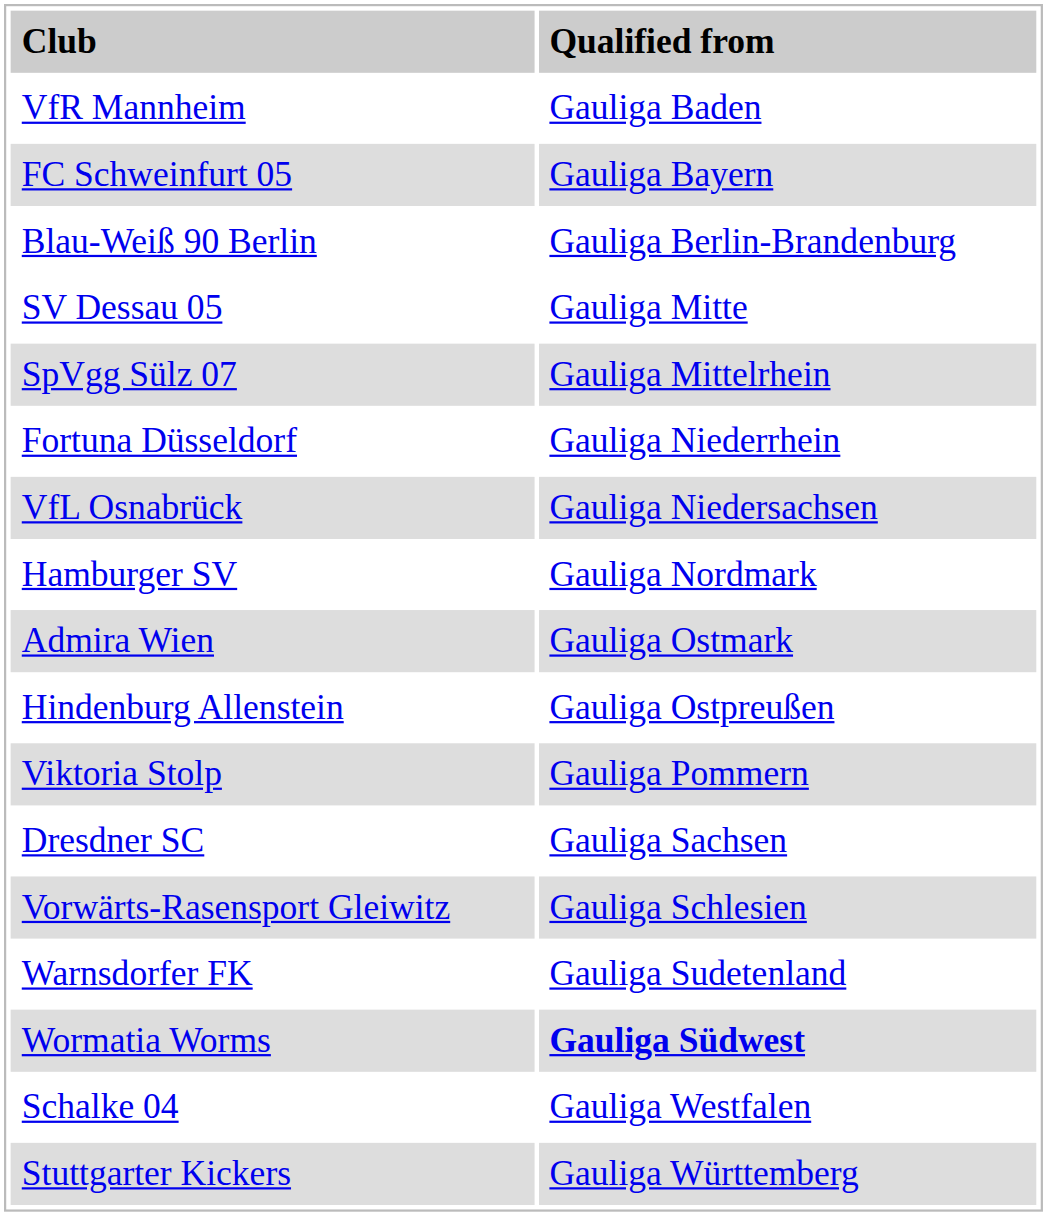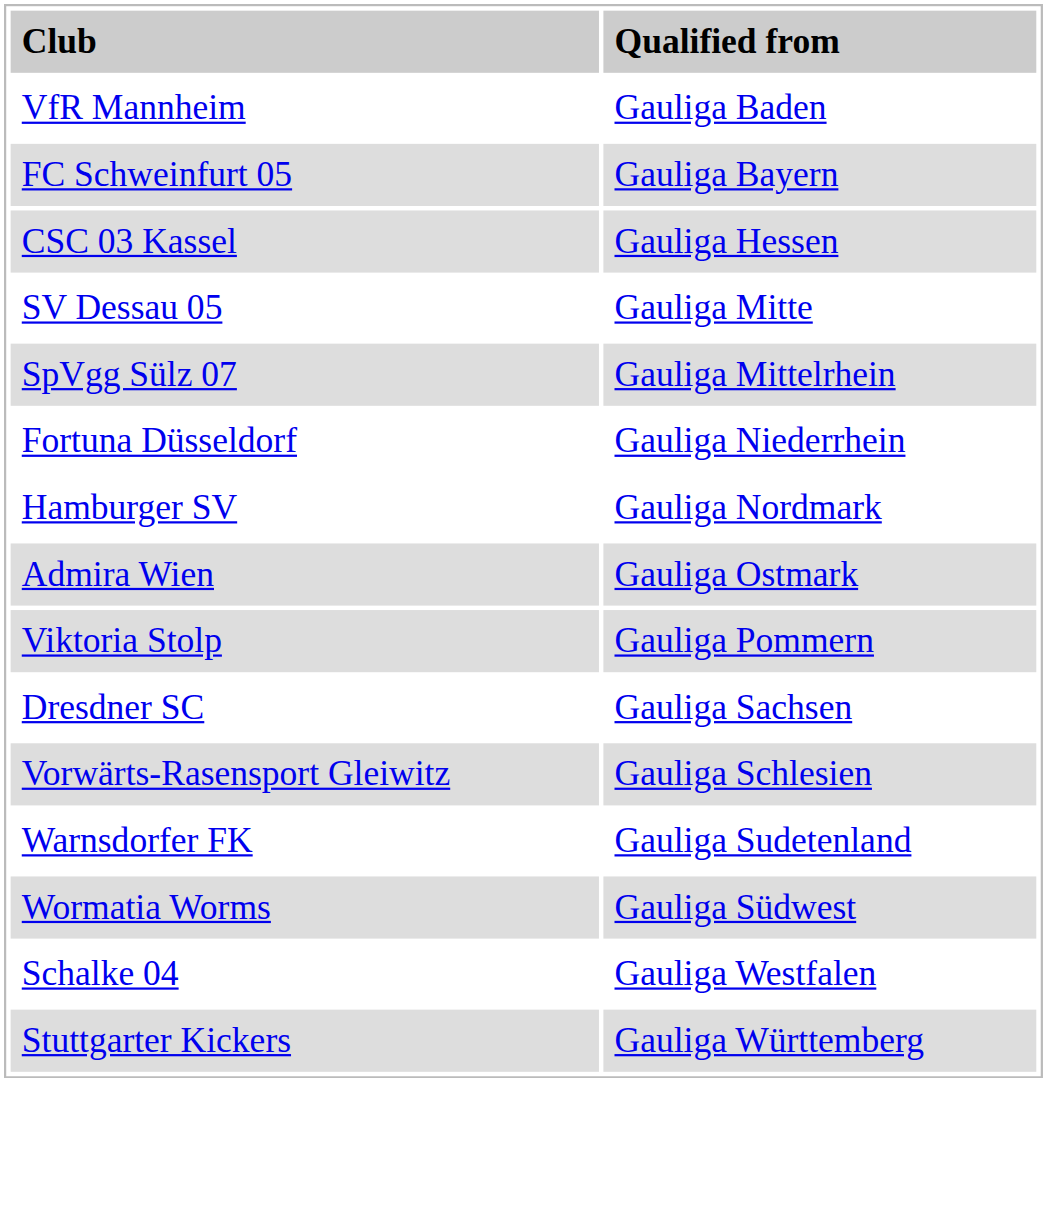- row: (169, 240)
+ row: (129, 240)
- row: (132, 507)
- row: (183, 707)
(677, 1040) bold -> (735, 906) normal
